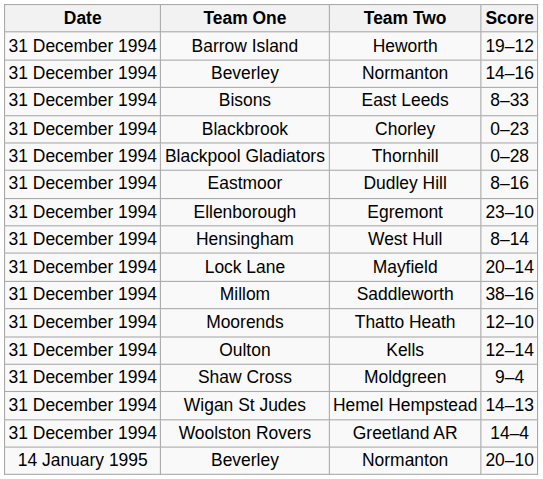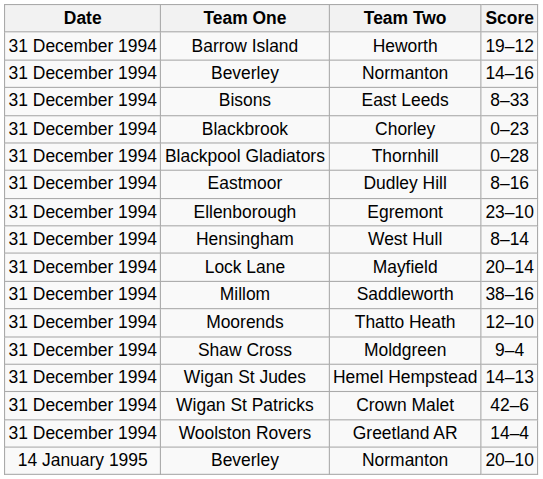- row: (245, 350)
+ row: (245, 405)
